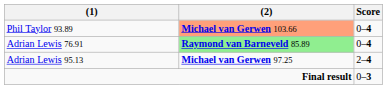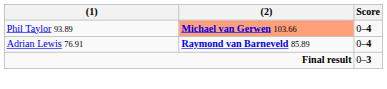(246, 44) lightgreen background -> (246, 44) no background
- row: (45, 60)
